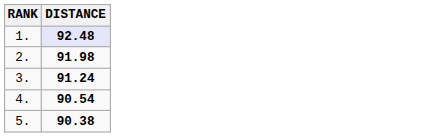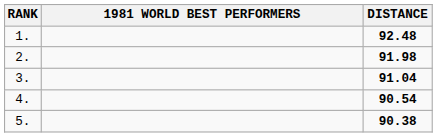+ column: (202, 15)
(76, 36) lavender background -> (398, 36) no background
(76, 79) 91.24 -> (398, 79) 91.04
